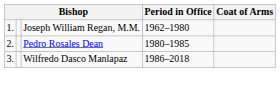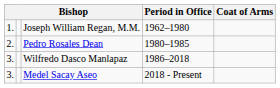+ row: (60, 75)
